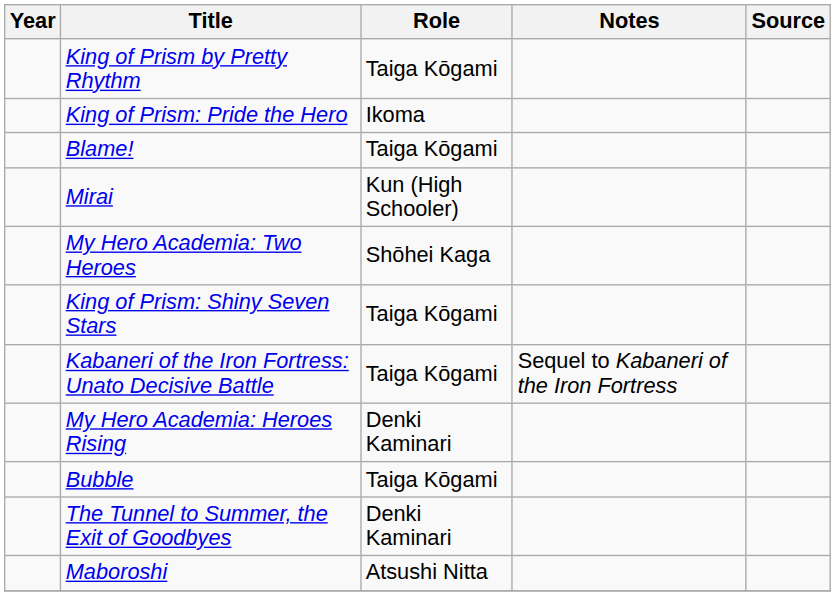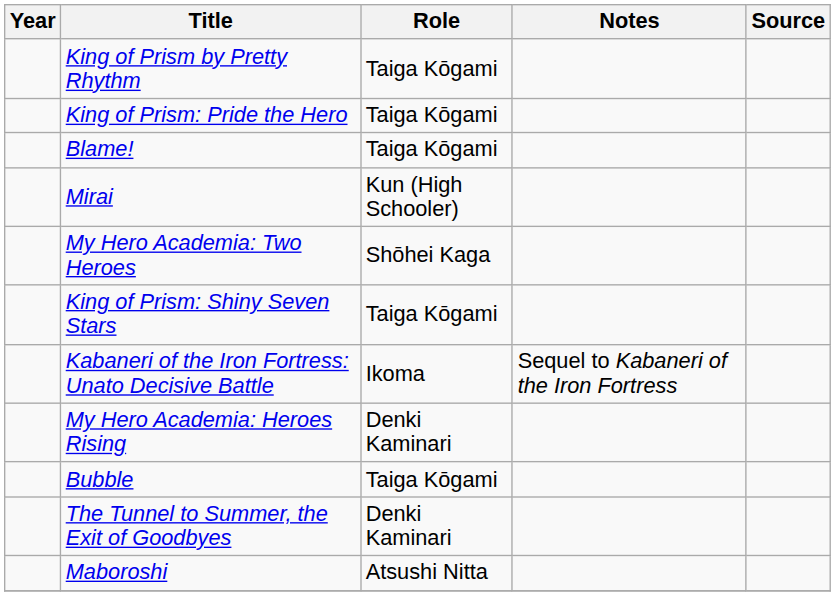(395, 115) Ikoma -> (432, 115) Taiga Kōgami
(432, 373) Taiga Kōgami -> (395, 373) Ikoma
